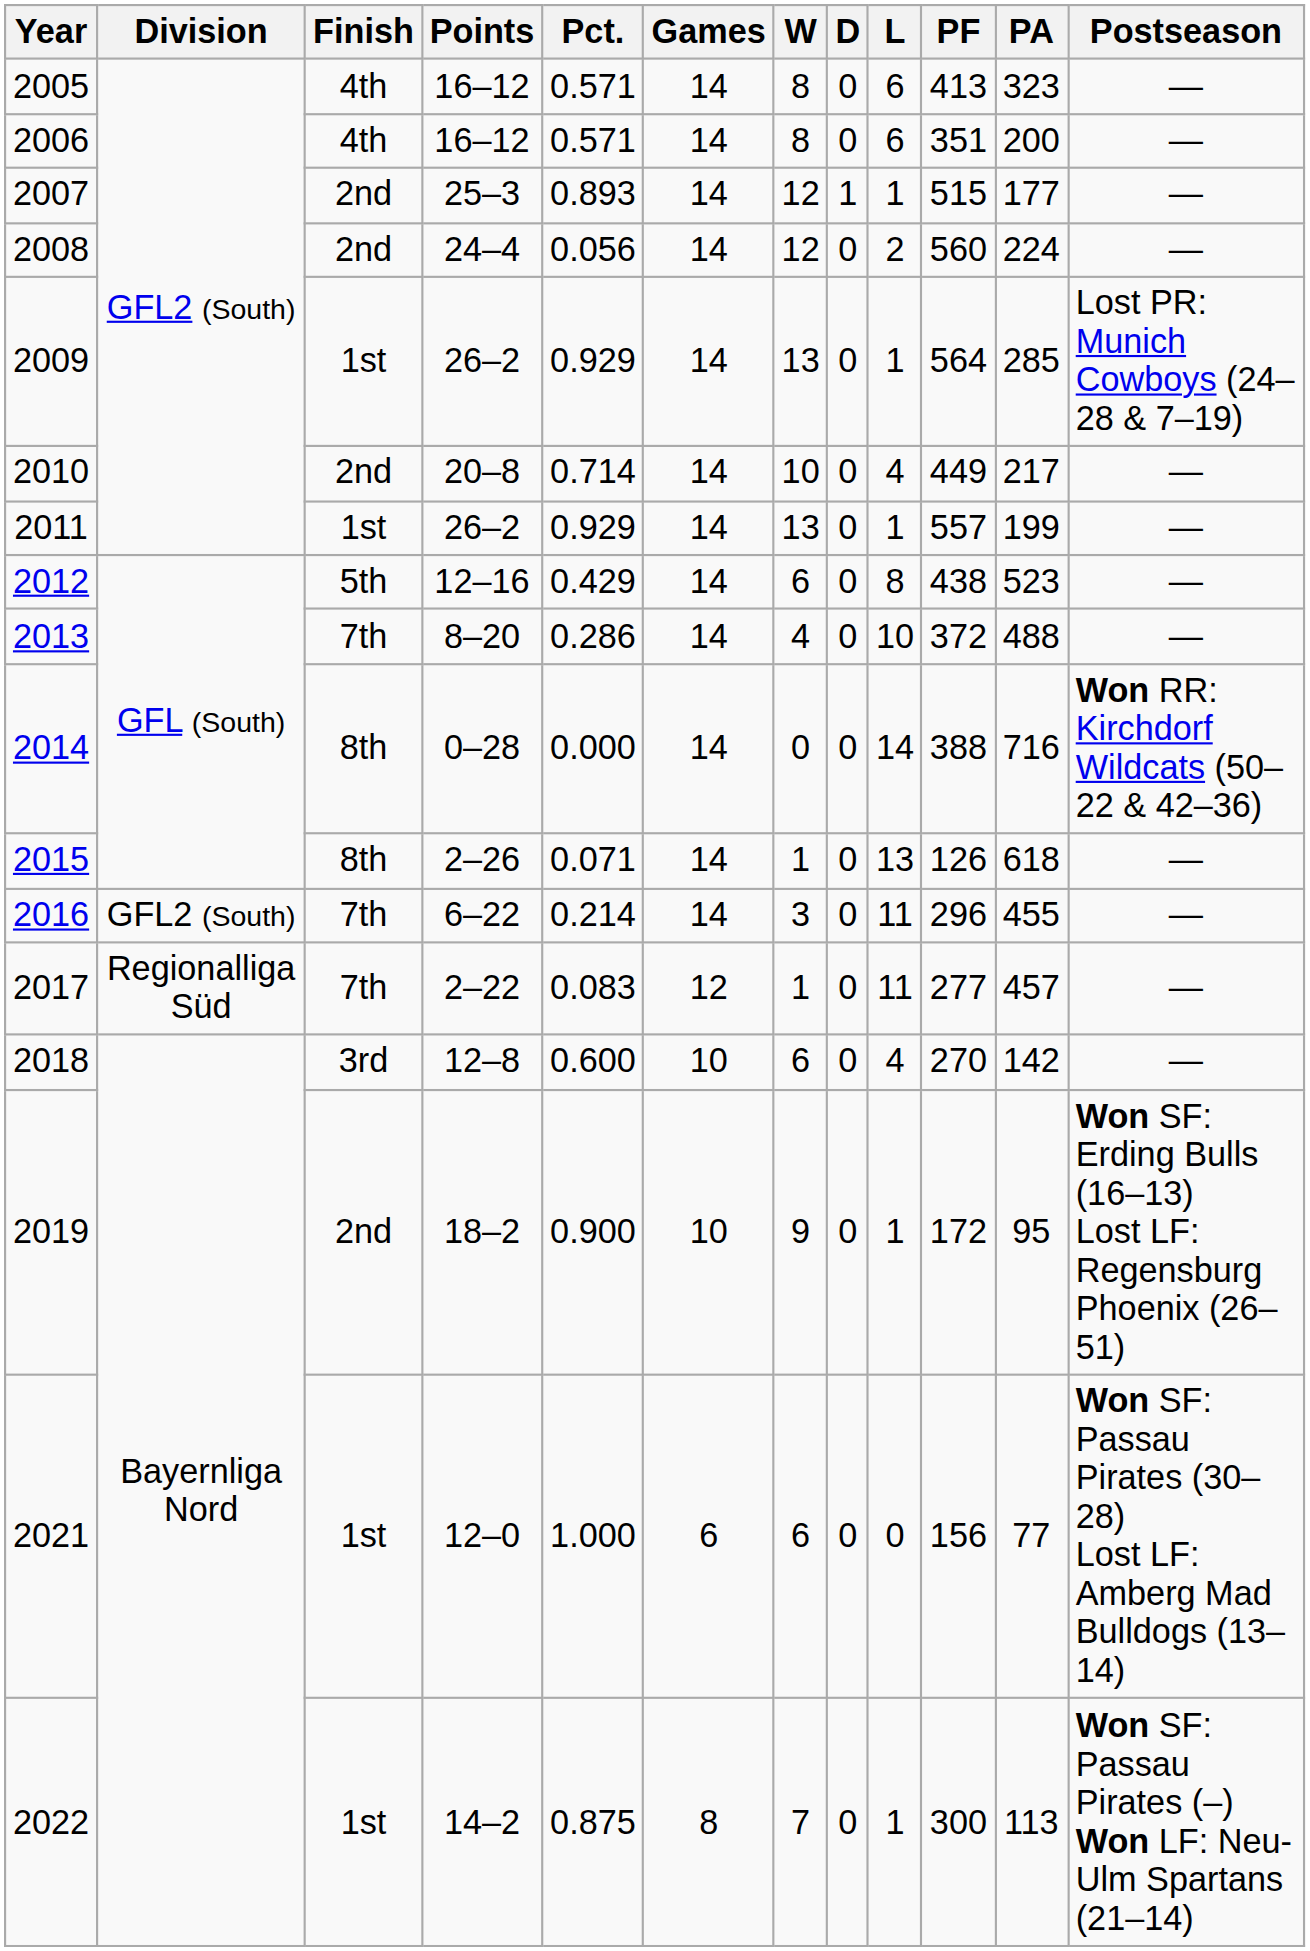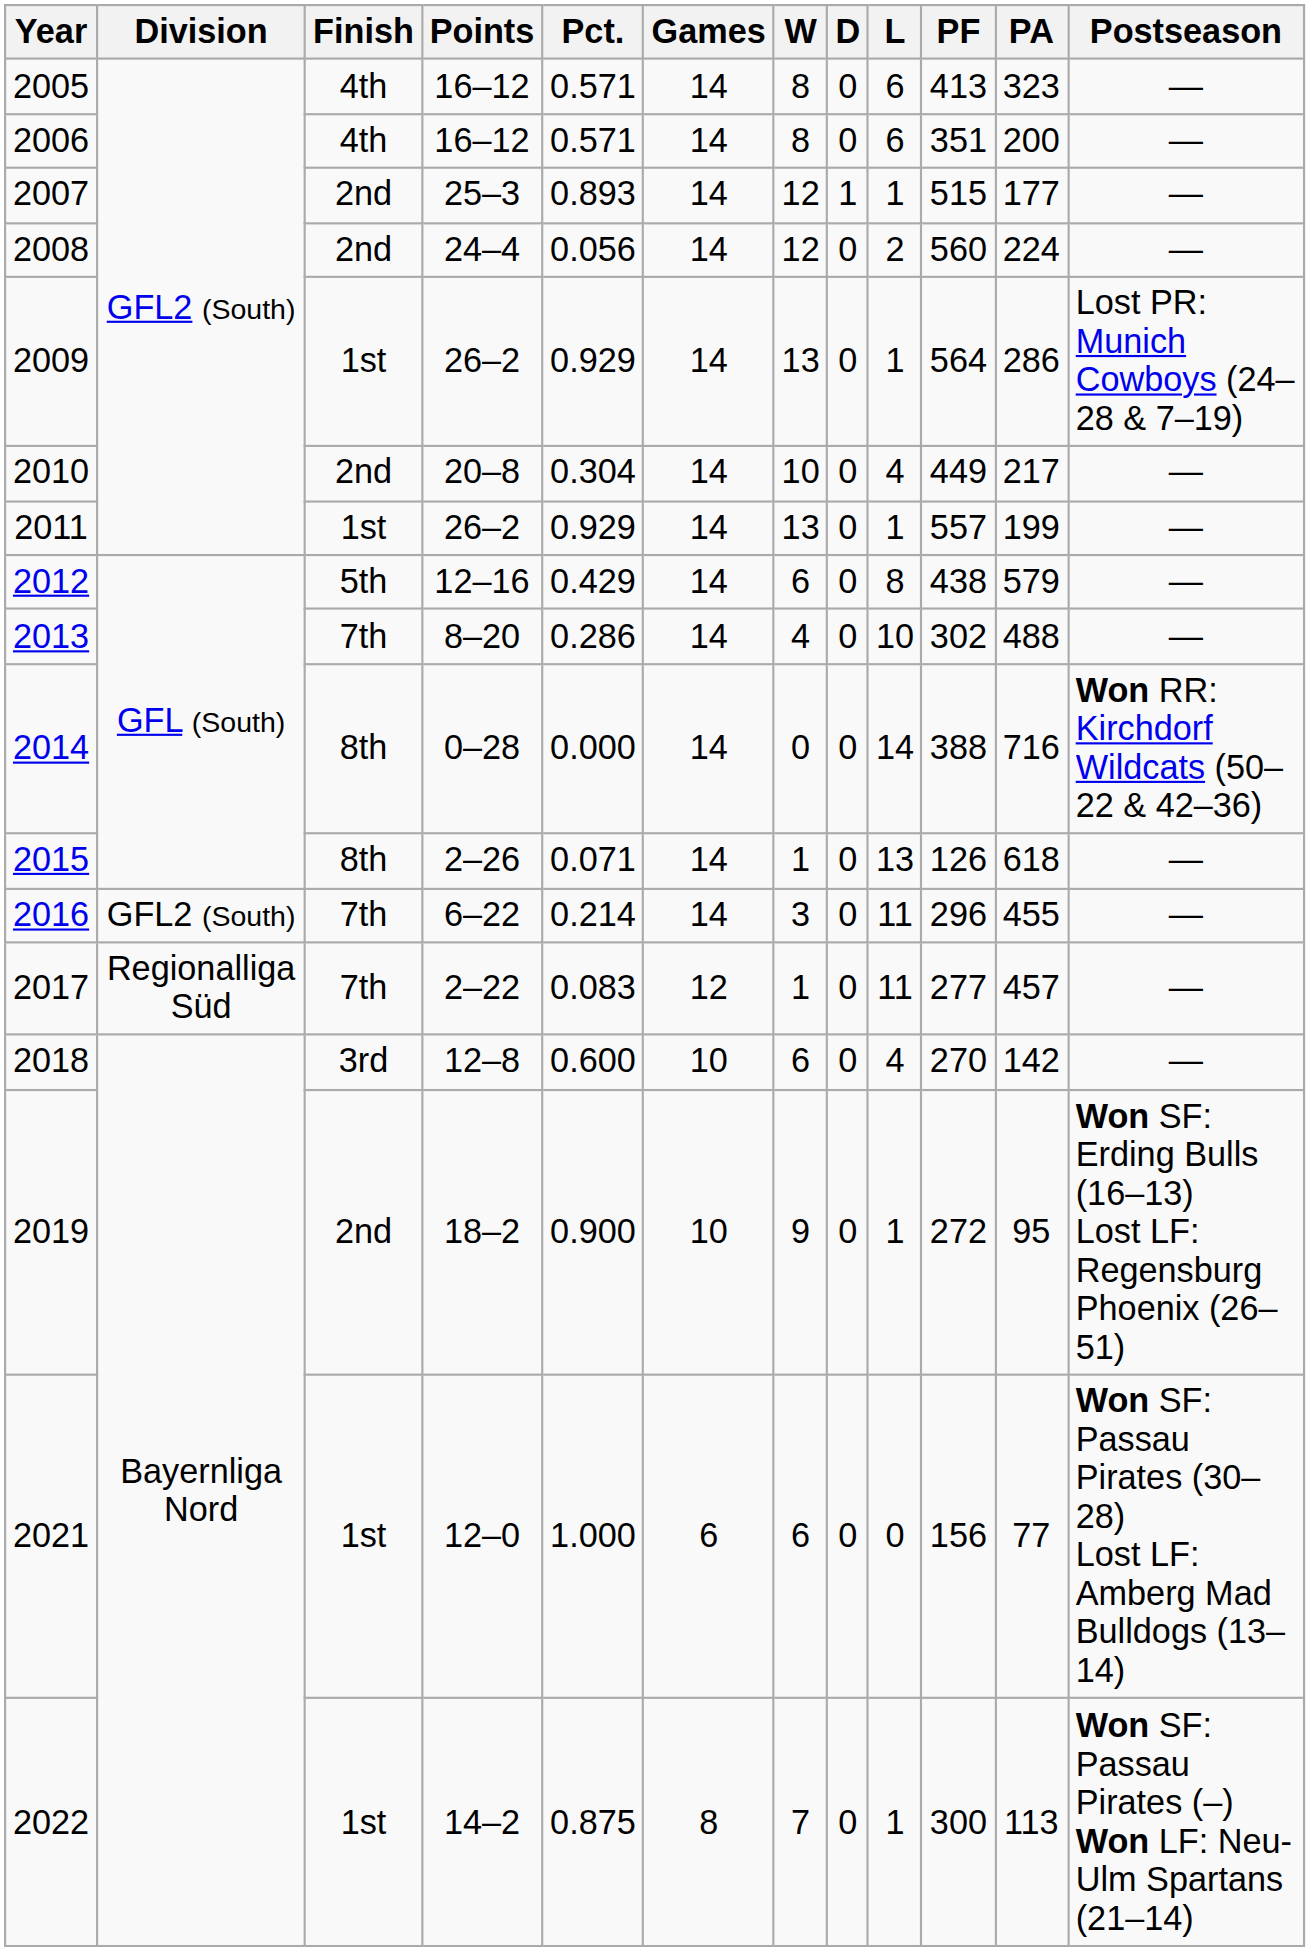(1031, 360) 285 -> (1031, 360) 286
(593, 473) 0.714 -> (593, 473) 0.304
(1031, 581) 523 -> (1031, 581) 579
(958, 635) 372 -> (958, 635) 302
(958, 1231) 172 -> (958, 1231) 272
